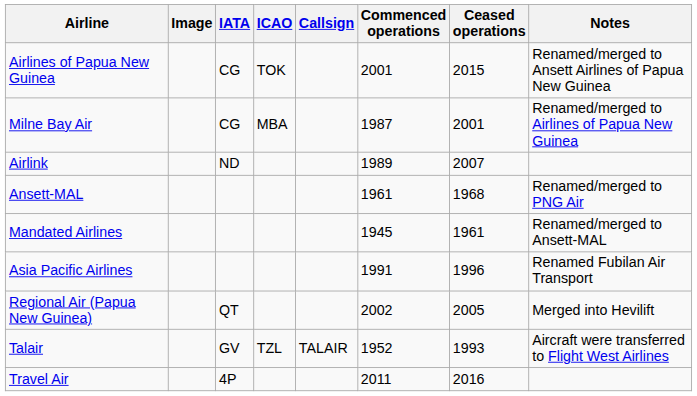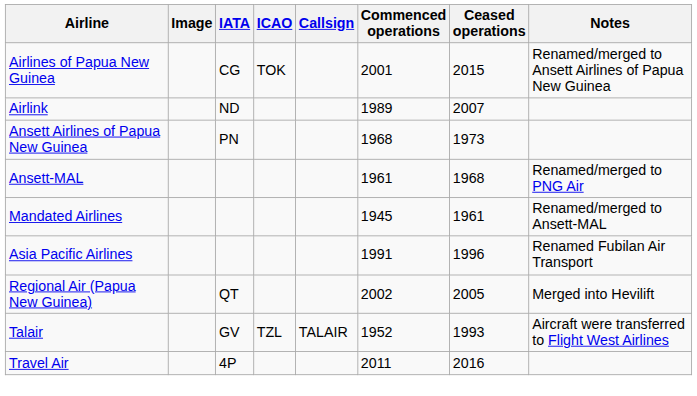- row: (51, 125)
+ row: (85, 139)
